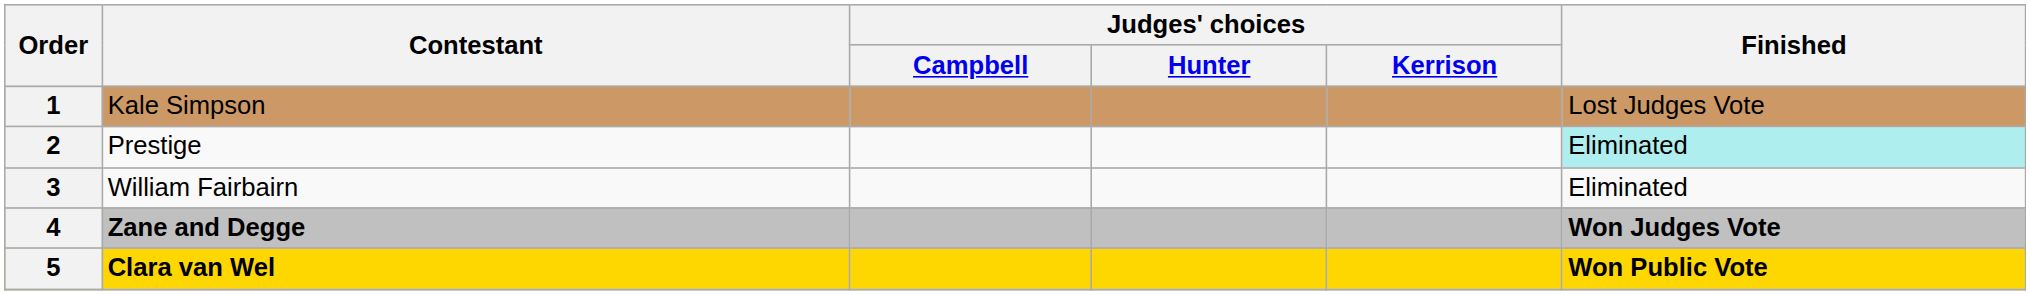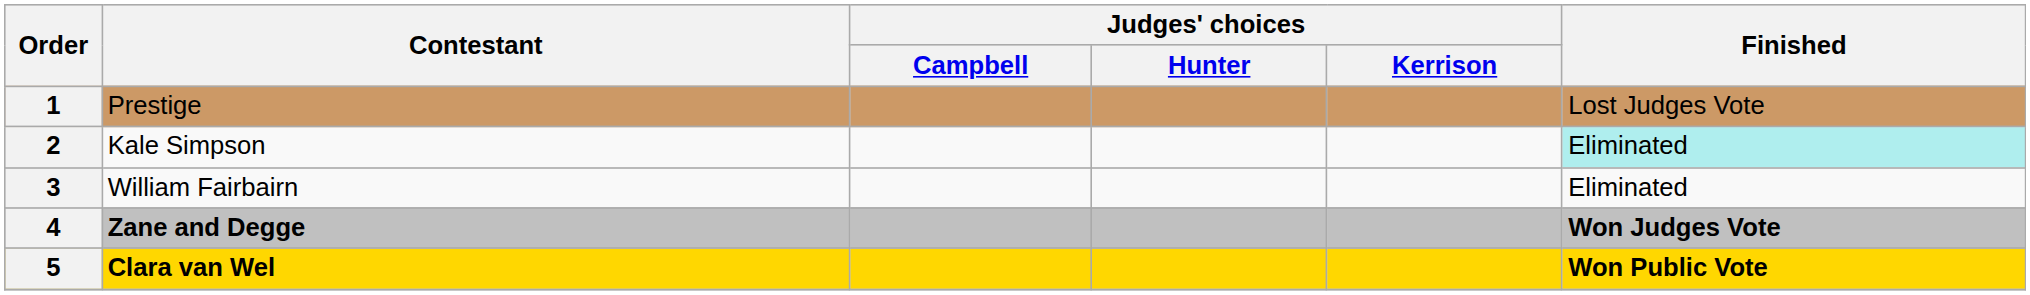(187, 106) Kale Simpson -> (155, 106) Prestige
(155, 146) Prestige -> (187, 146) Kale Simpson
